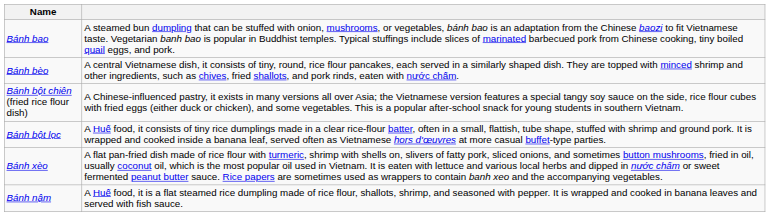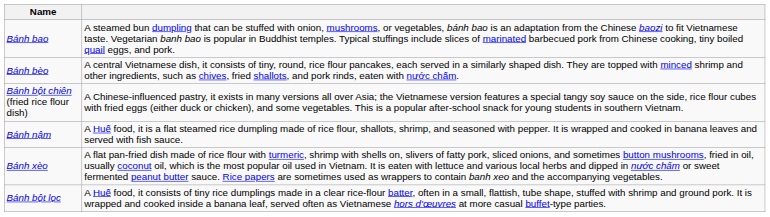rows swapped: (34, 134) <-> (29, 198)
